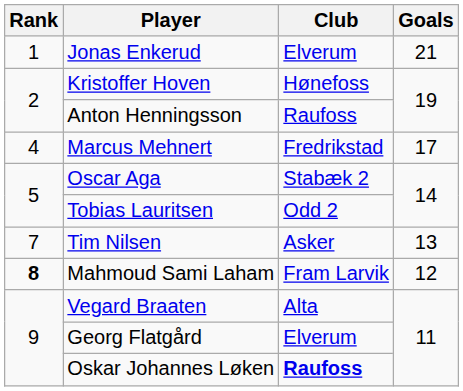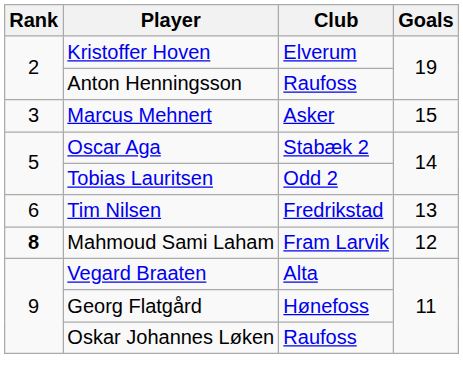- row: (134, 52)
(326, 83) Hønefoss -> (320, 52) Elverum
(34, 147) 4 -> (34, 115) 3
(333, 147) Fredrikstad -> (309, 115) Asker
(426, 147) 17 -> (426, 115) 15
(34, 242) 7 -> (34, 210) 6
(309, 242) Asker -> (333, 210) Fredrikstad
(320, 337) Elverum -> (326, 305) Hønefoss
(323, 369) bold -> (320, 337) normal
